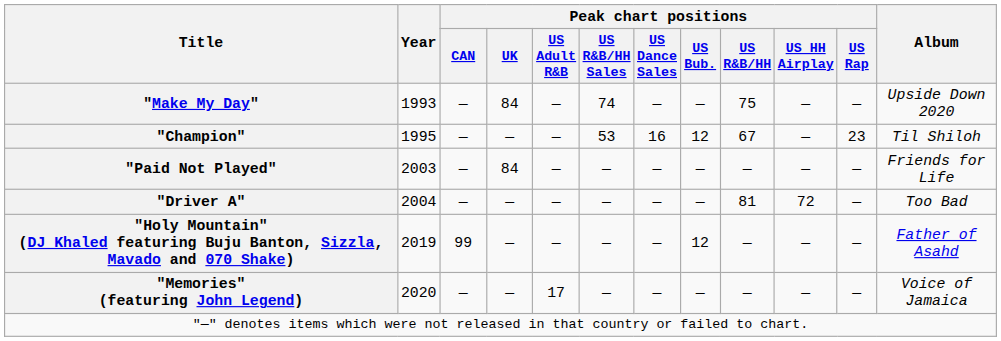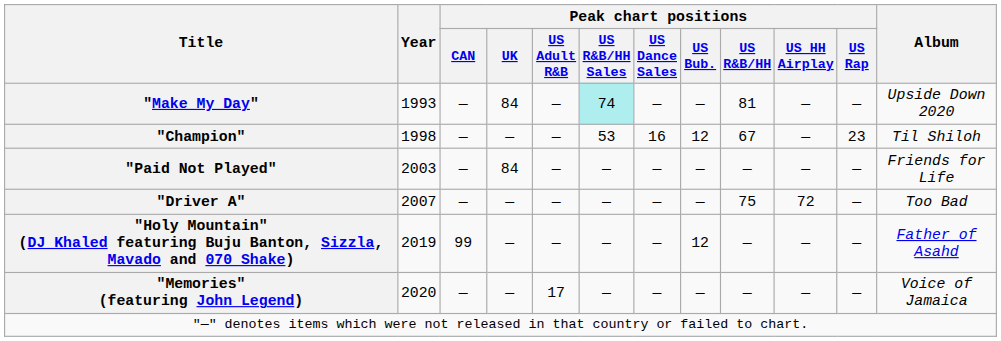(607, 104) no background -> (607, 104) paleturquoise background
(747, 104) 75 -> (747, 104) 81
(419, 136) 1995 -> (419, 136) 1998
(419, 202) 2004 -> (419, 202) 2007
(747, 202) 81 -> (747, 202) 75
